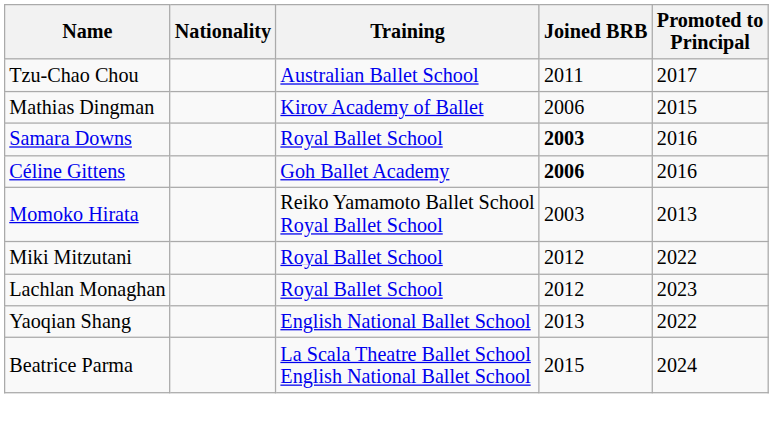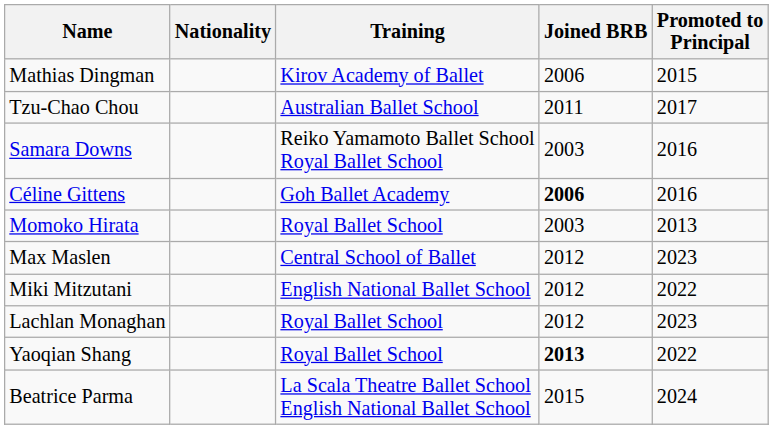rows swapped: (74, 75) <-> (82, 107)
(362, 139) Royal Ballet School -> (407, 150) Reiko Yamamoto Ballet School Royal Ballet School
(564, 139) bold -> (564, 150) normal
(407, 214) Reiko Yamamoto Ballet School Royal Ballet School -> (362, 225) Royal Ballet School
+ row: (60, 257)
(362, 257) Royal Ballet School -> (406, 289) English National Ballet School
(406, 321) English National Ballet School -> (362, 353) Royal Ballet School
(564, 321) normal -> (564, 353) bold
